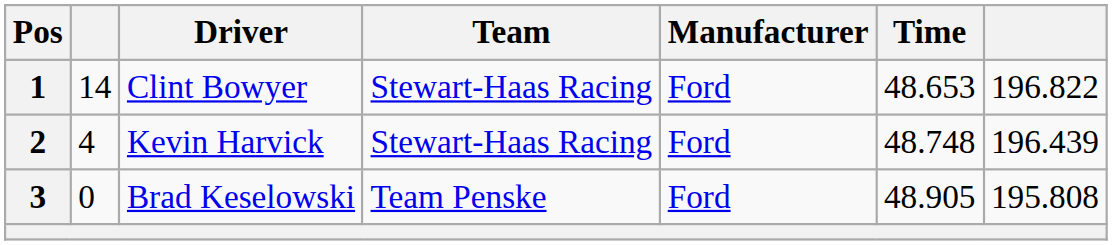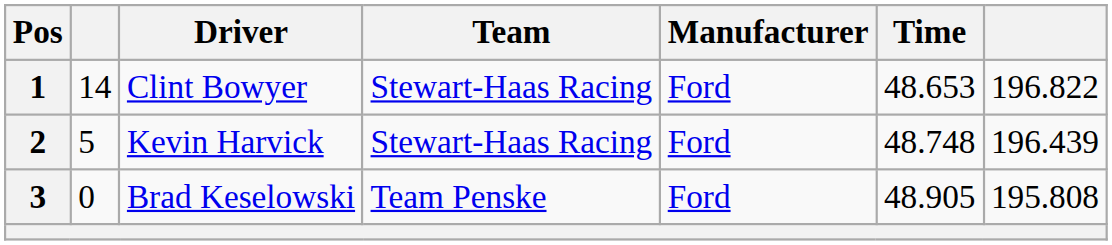(87, 141) 4 -> (87, 141) 5
